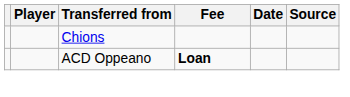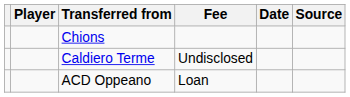+ row: (108, 59)
(195, 59) bold -> (193, 80) normal
